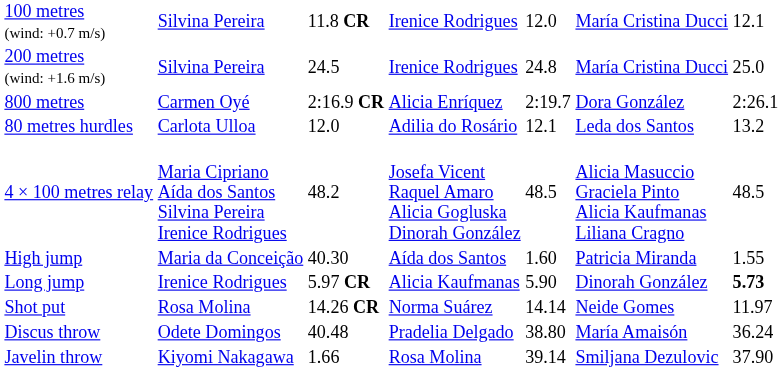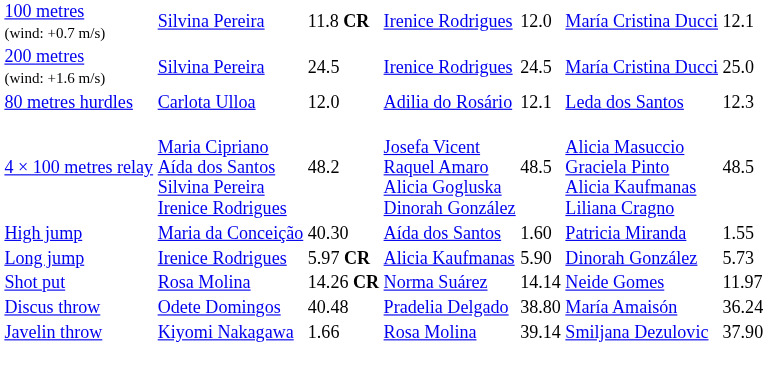(541, 66) 24.8 -> (536, 66) 24.5
- row: (44, 101)
(748, 126) 13.2 -> (738, 101) 12.3
(748, 282) bold -> (738, 257) normal
